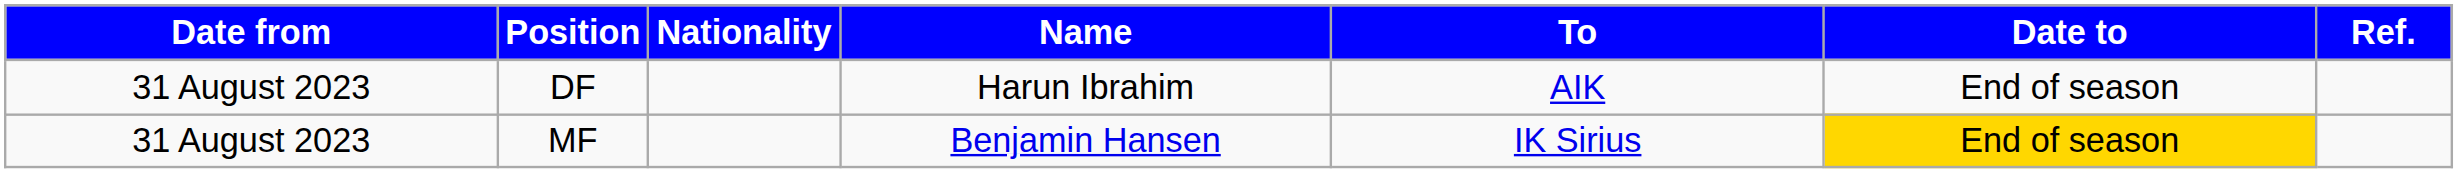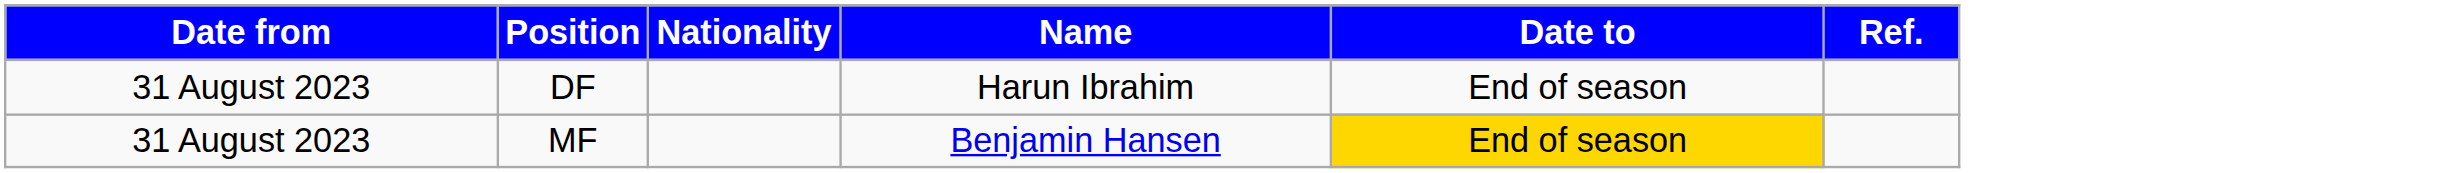- column: (1578, 33)
